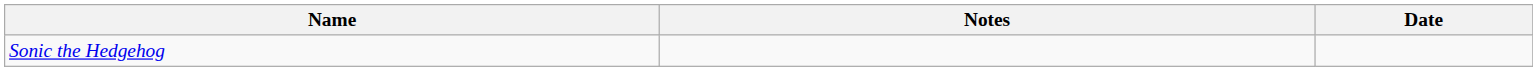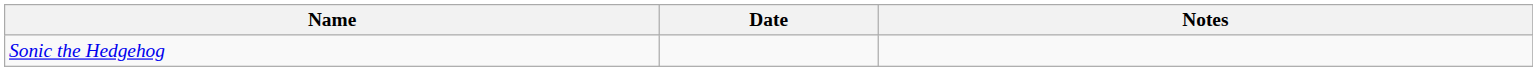columns swapped: (1424, 19) <-> (987, 19)
